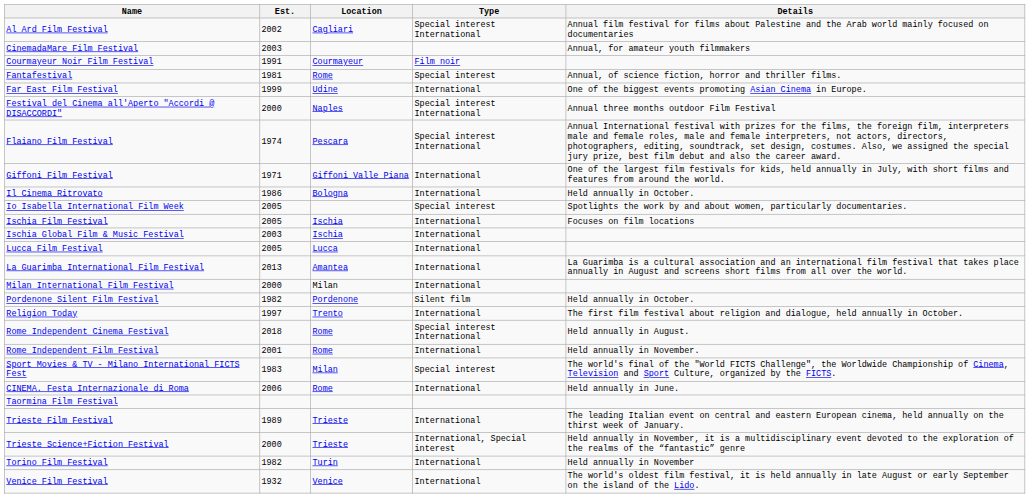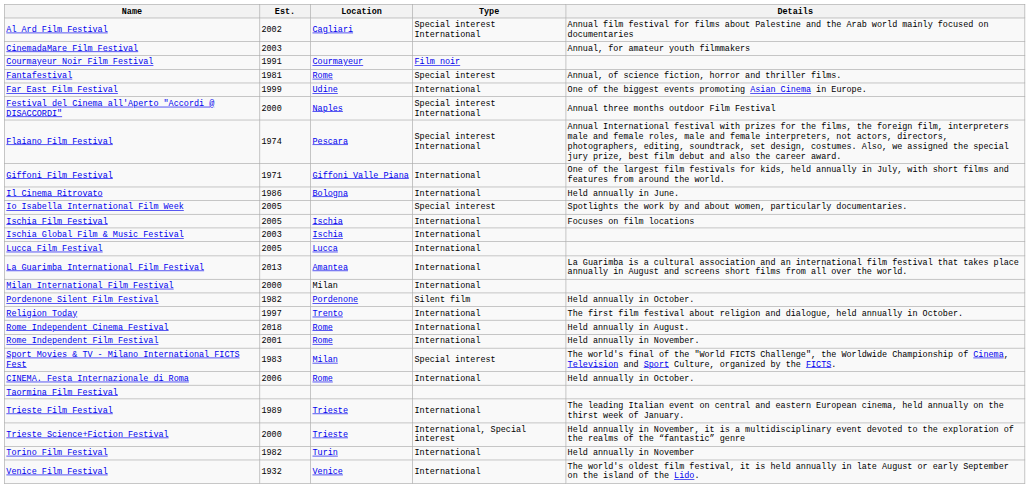(631, 194) Held annually in October. -> (623, 194) Held annually in June.
(455, 332) Special interest International -> (447, 327) International
(623, 388) Held annually in June. -> (631, 378) Held annually in October.
